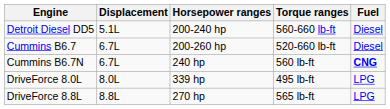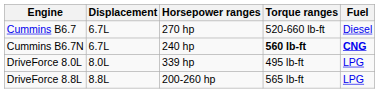- row: (50, 29)
(199, 46) 200-260 hp -> (178, 29) 270 hp
(295, 63) normal -> (286, 46) bold
(189, 96) 270 hp -> (189, 79) 200-260 hp
